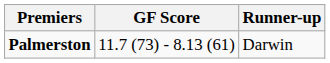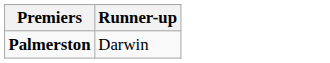- column: (167, 17)
